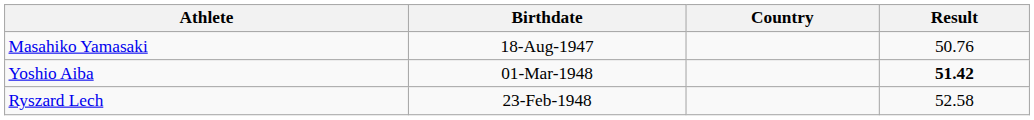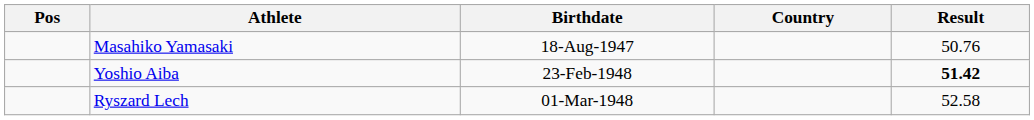+ column: (47, 18)
(547, 73) 01-Mar-1948 -> (587, 73) 23-Feb-1948
(547, 100) 23-Feb-1948 -> (587, 100) 01-Mar-1948
